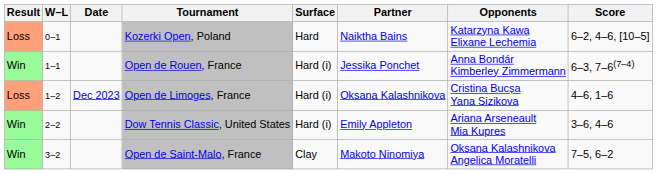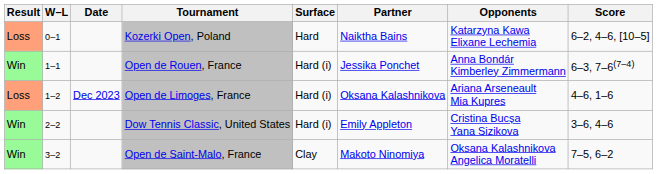(485, 95) Cristina Bucșa Yana Sizikova -> (493, 95) Ariana Arseneault Mia Kupres
(493, 124) Ariana Arseneault Mia Kupres -> (485, 124) Cristina Bucșa Yana Sizikova
